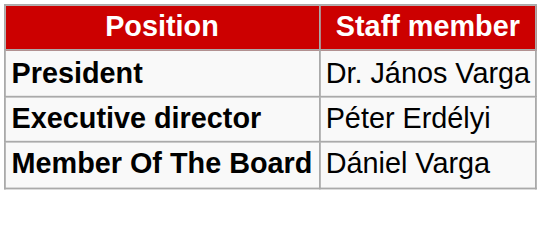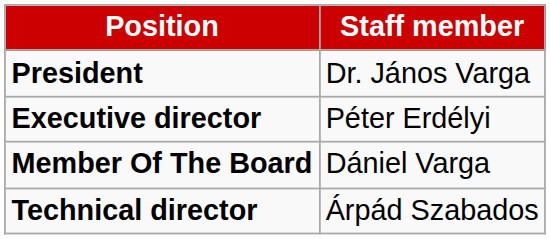+ row: (135, 210)
